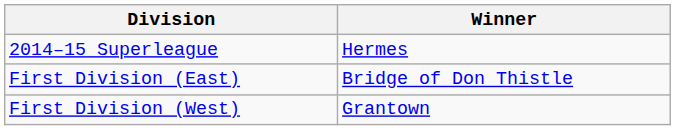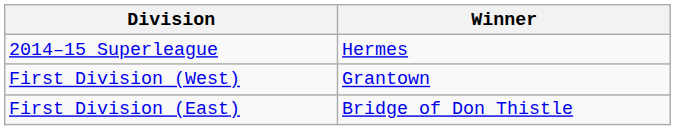rows swapped: (125, 109) <-> (125, 79)
